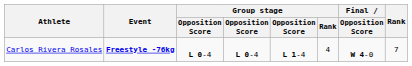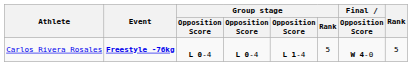(328, 49) 4 -> (328, 49) 5
(396, 49) 7 -> (396, 49) 5
